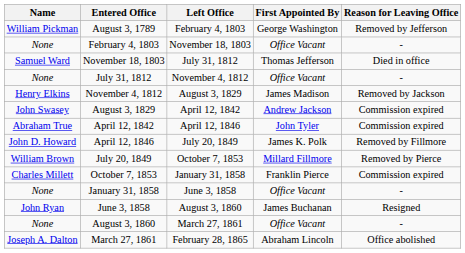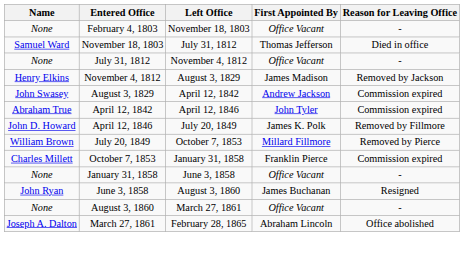- row: (124, 28)
